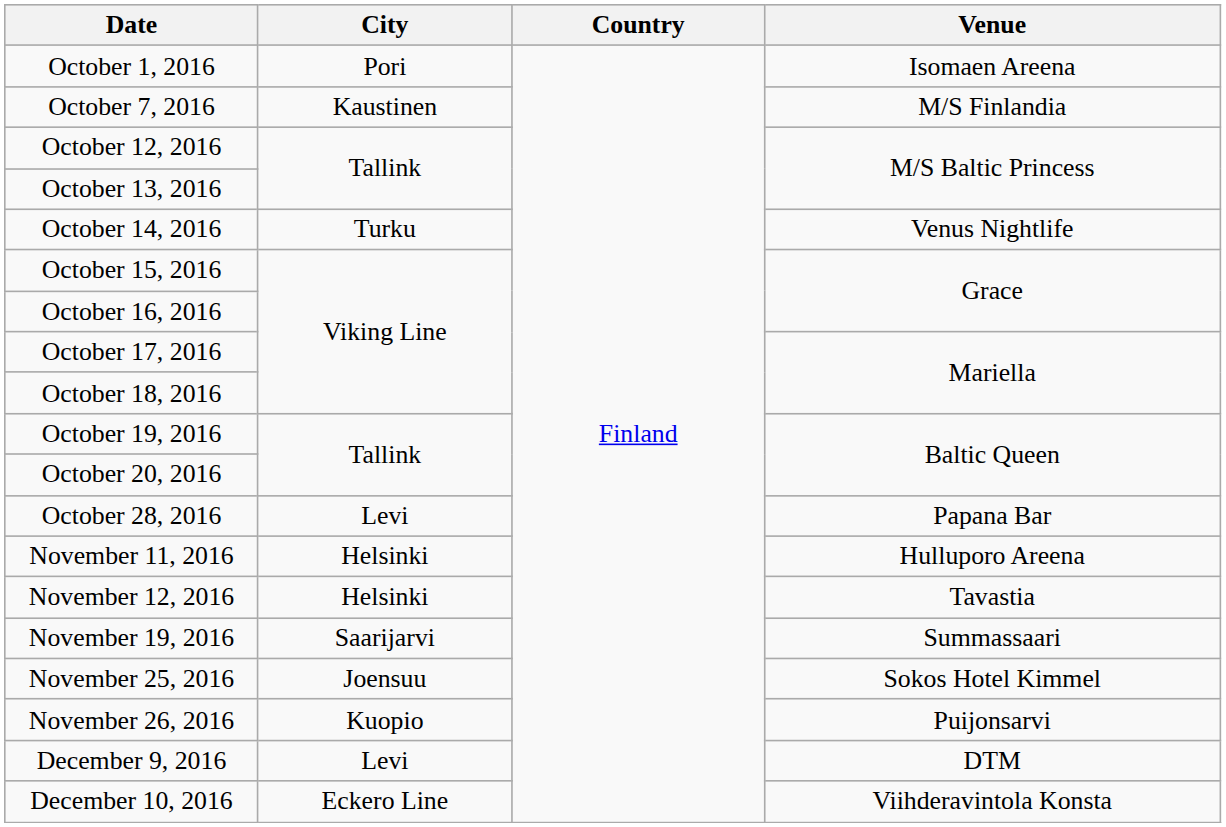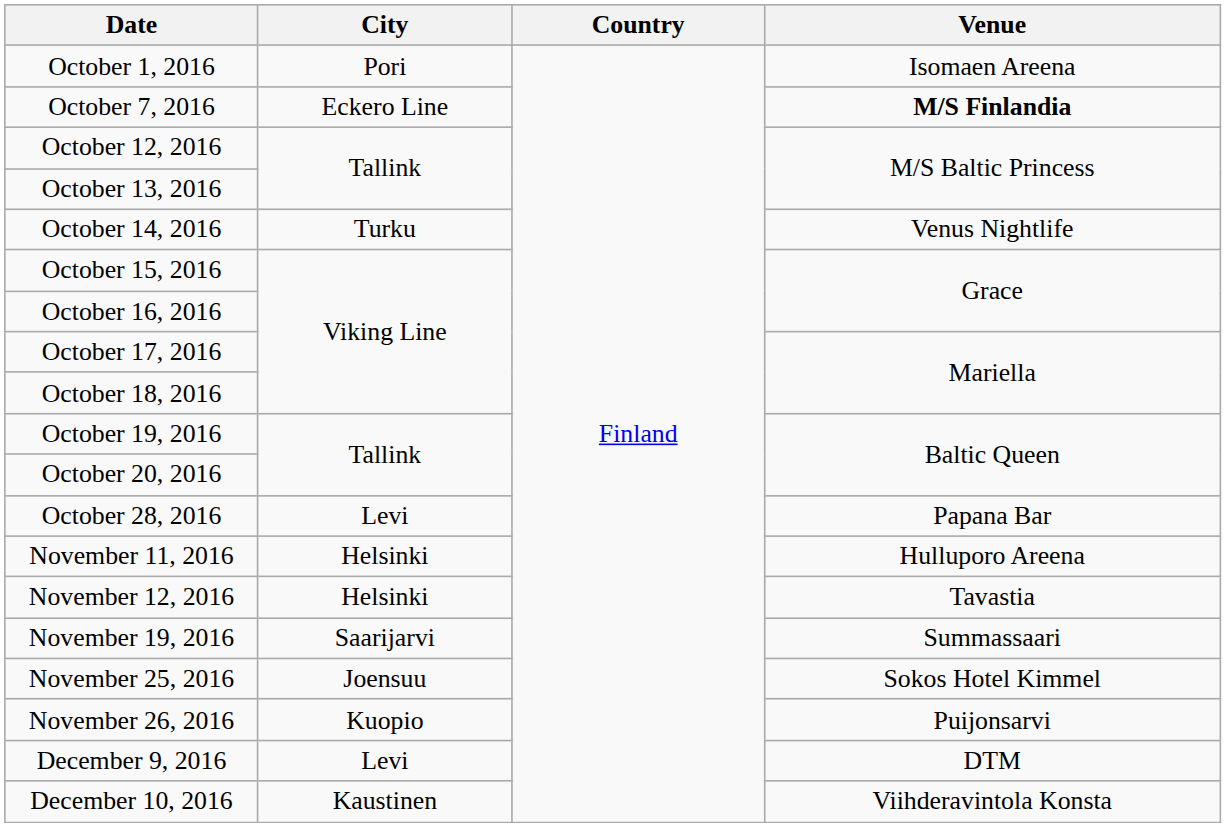(385, 106) Kaustinen -> (385, 106) Eckero Line
(992, 106) normal -> (992, 106) bold
(385, 801) Eckero Line -> (385, 801) Kaustinen
